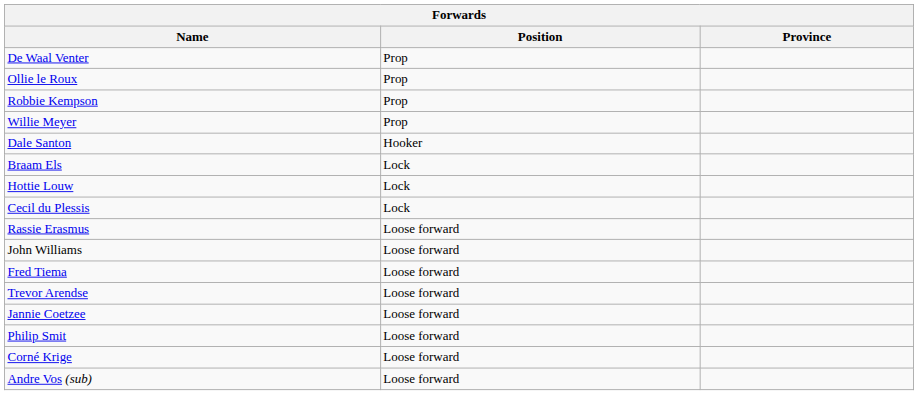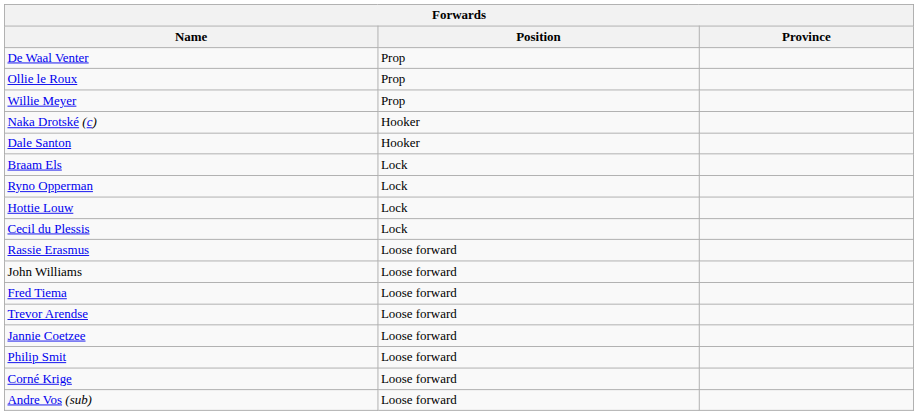- row: (53, 101)
+ row: (52, 122)
+ row: (50, 186)
